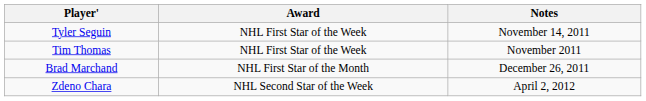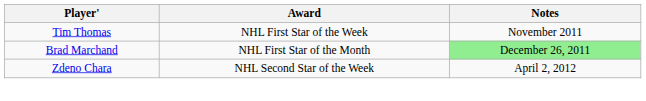- row: (81, 31)
(544, 68) no background -> (545, 50) lightgreen background
